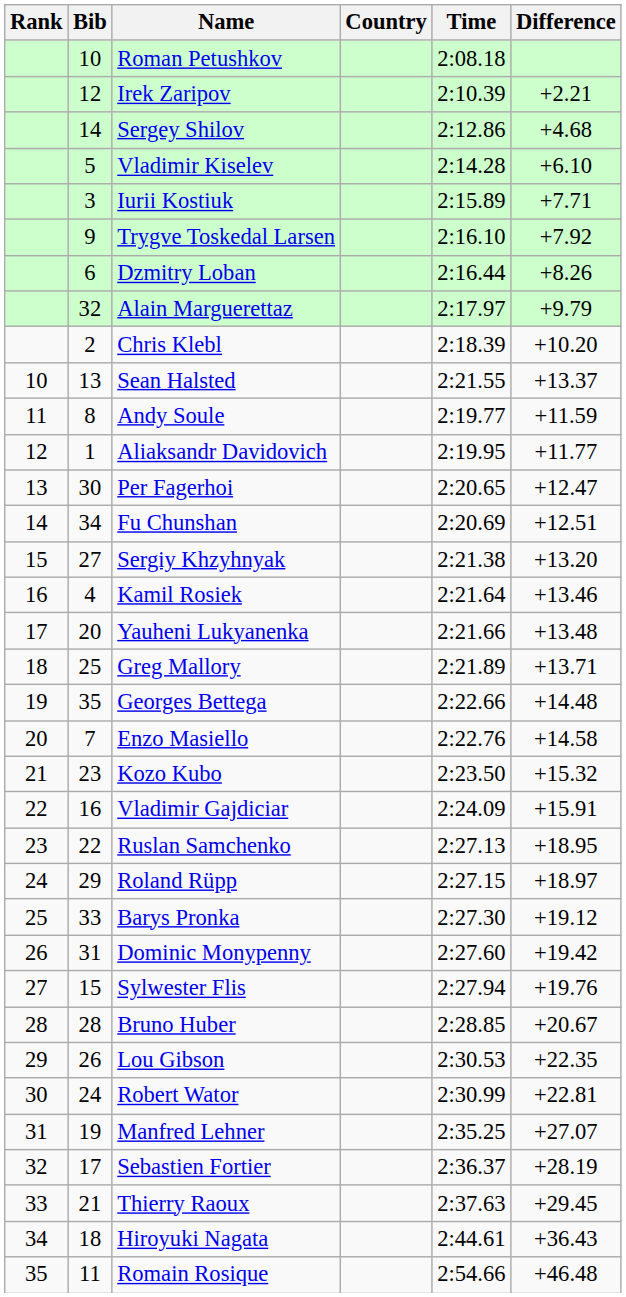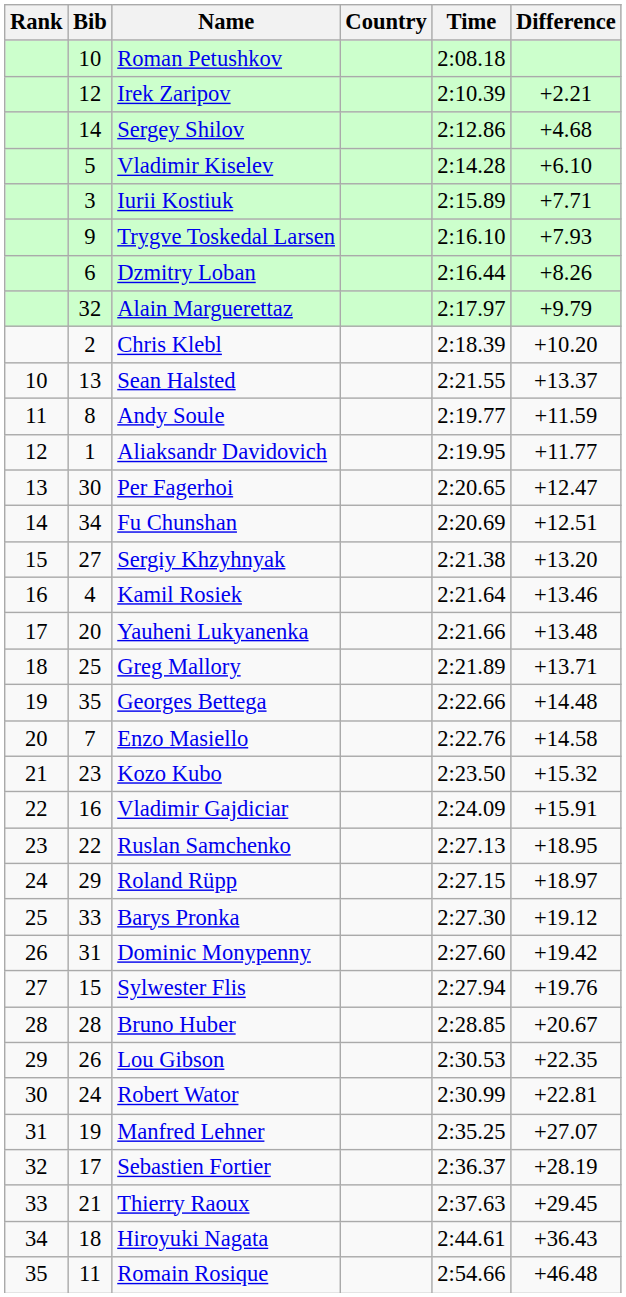(566, 237) +7.92 -> (566, 237) +7.93
